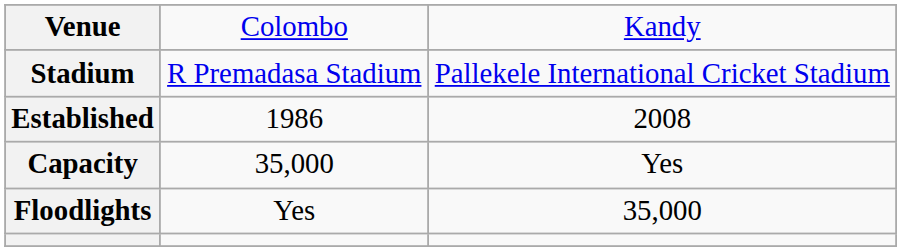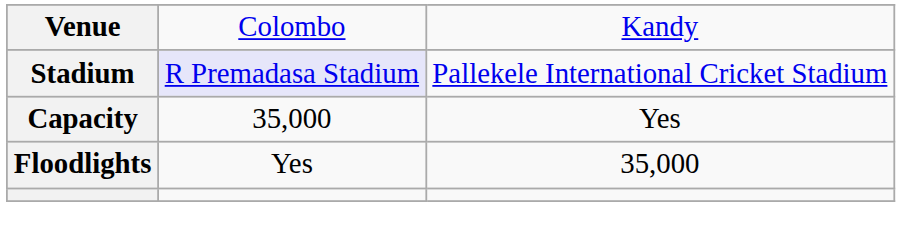(294, 73) no background -> (292, 73) lavender background
- row: (83, 118)
